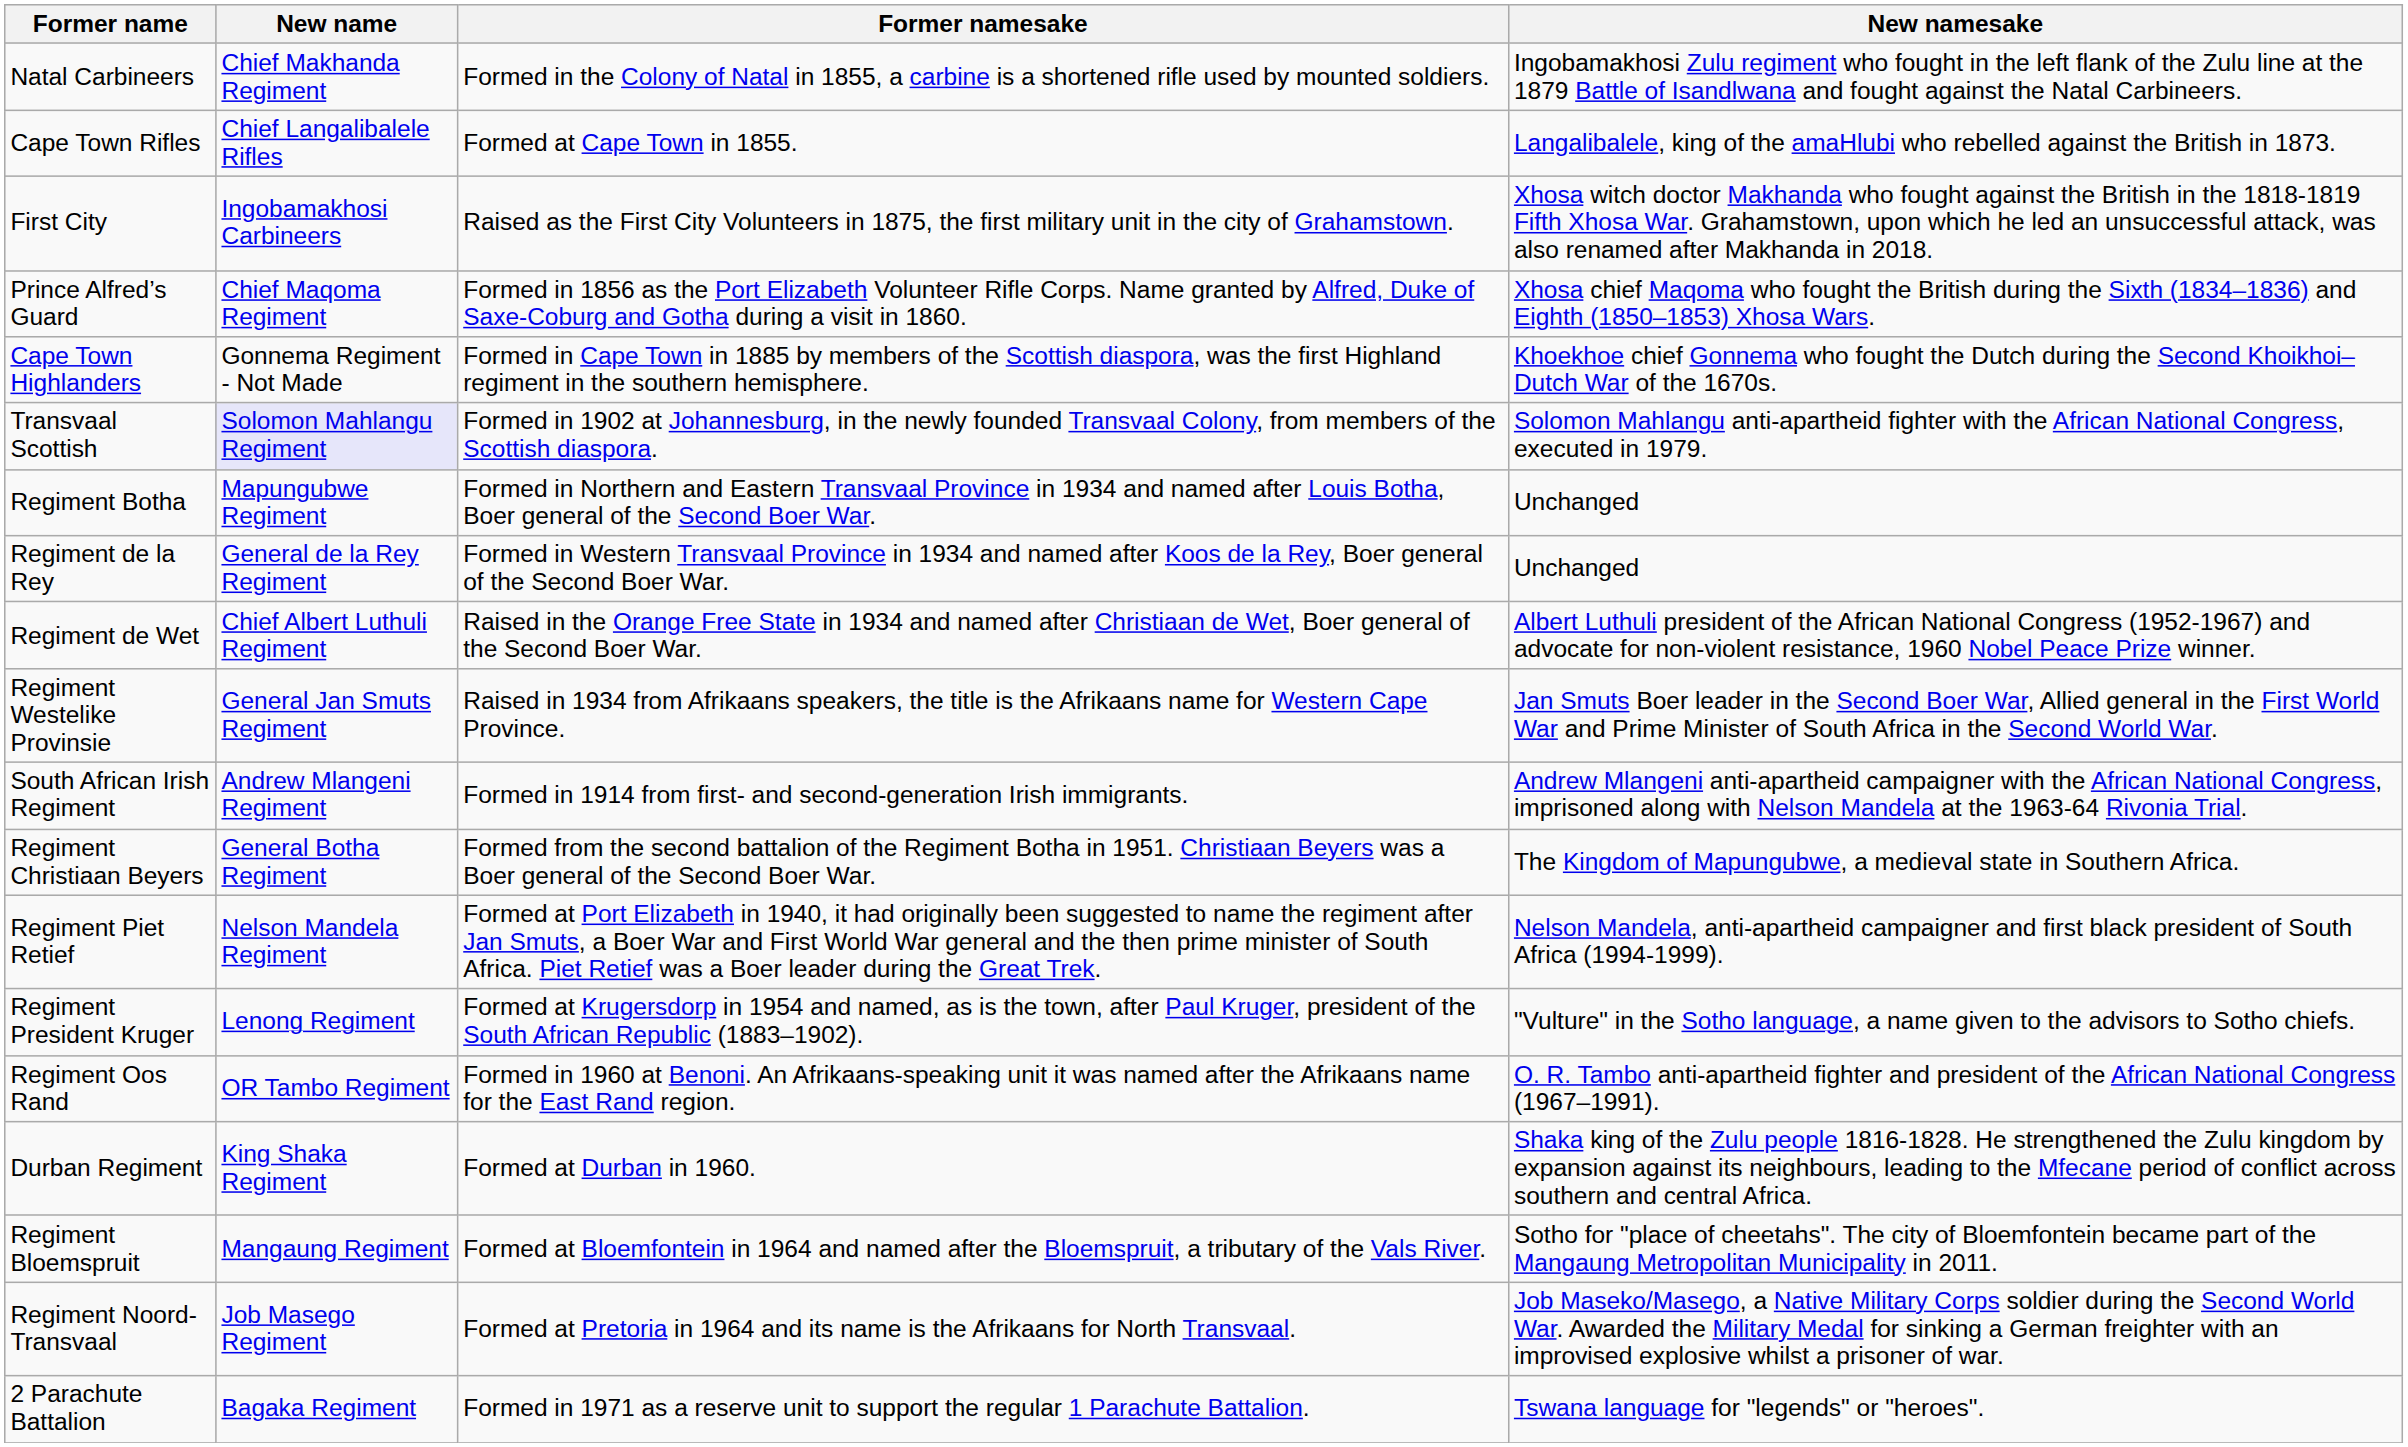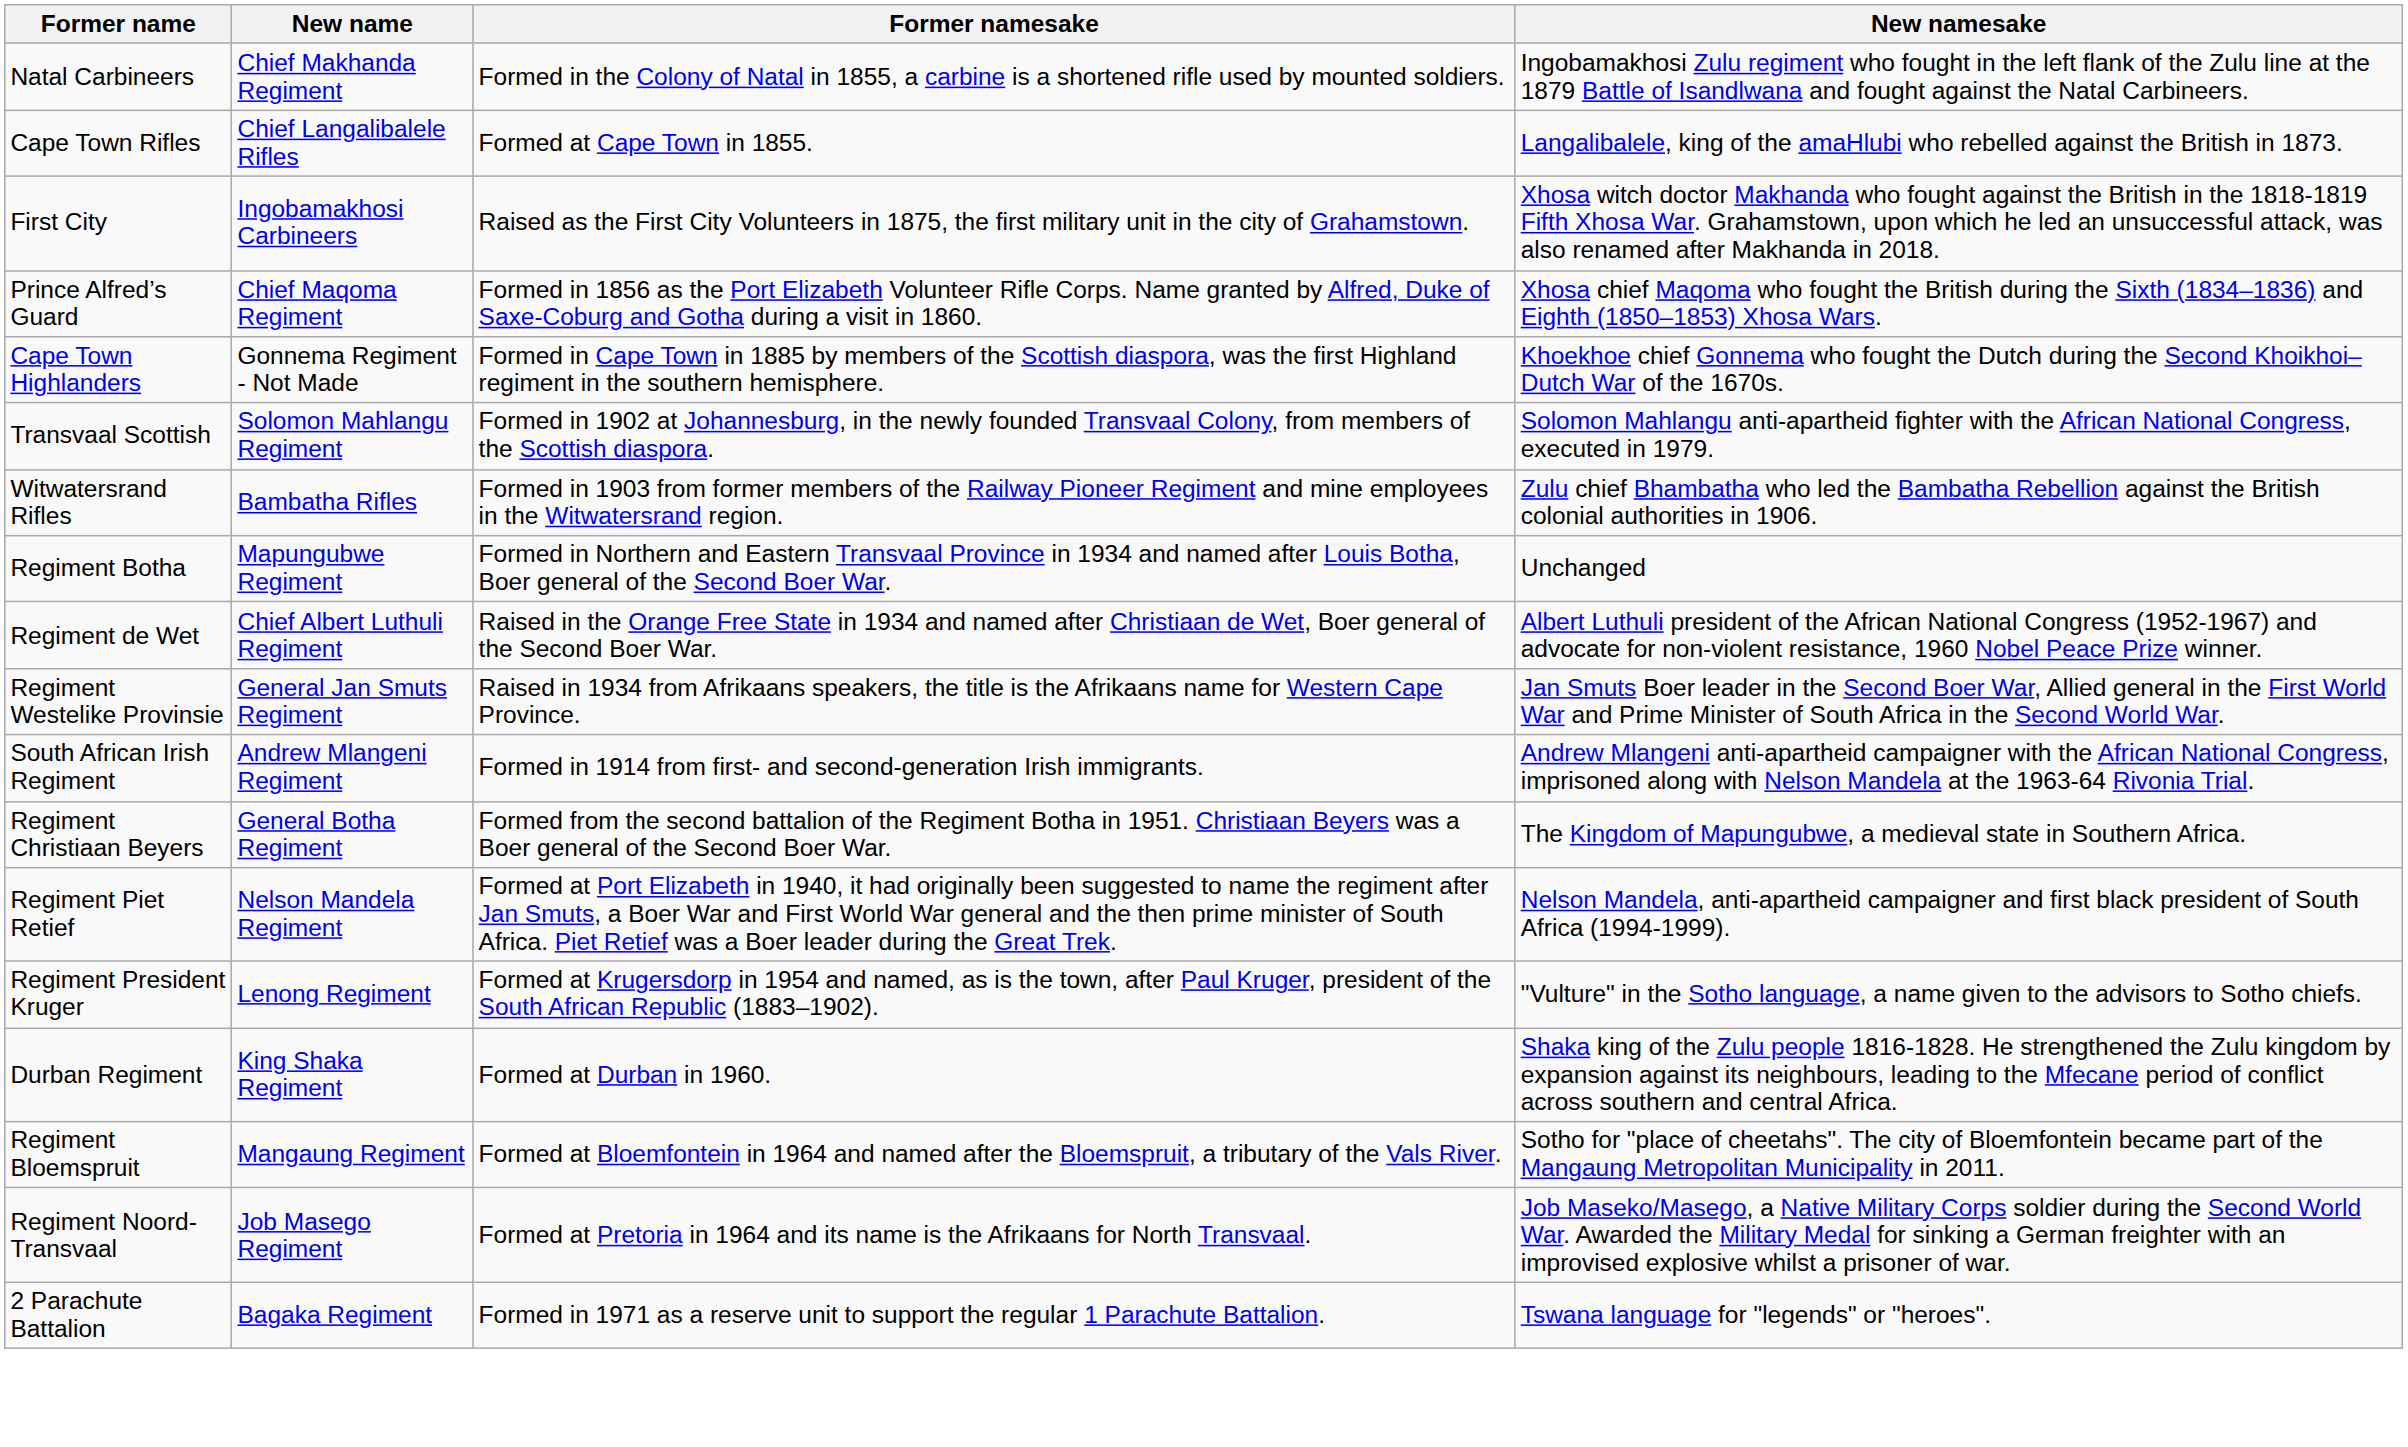(327, 435) lavender background -> (343, 435) no background
+ row: (89, 502)
- row: (93, 568)
- row: (89, 1088)
